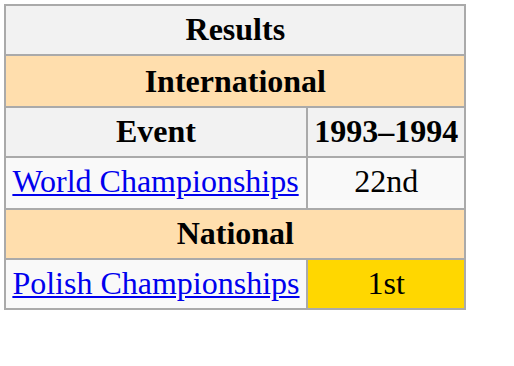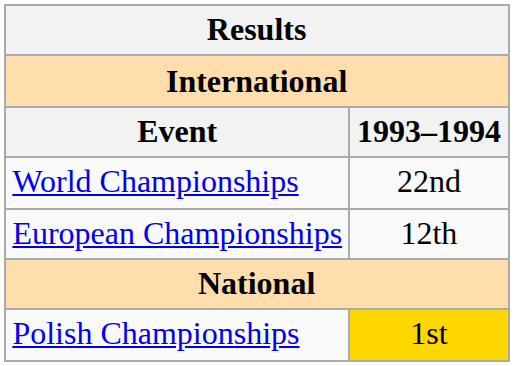+ row: (177, 232)
